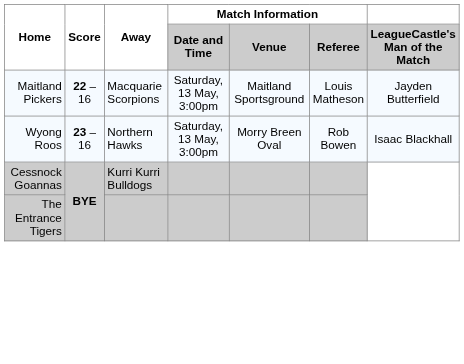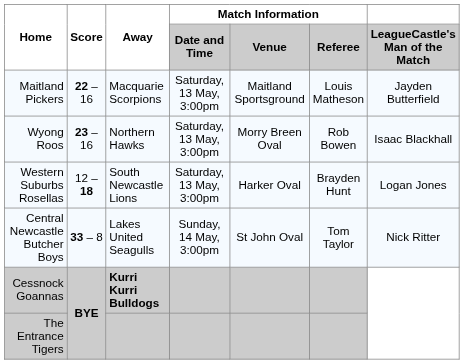+ row: (41, 185)
+ row: (37, 237)
(134, 178) normal -> (134, 290) bold
